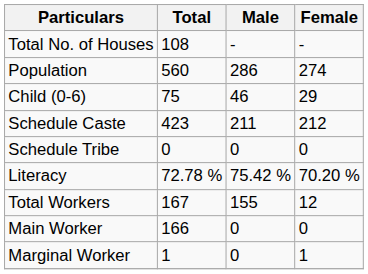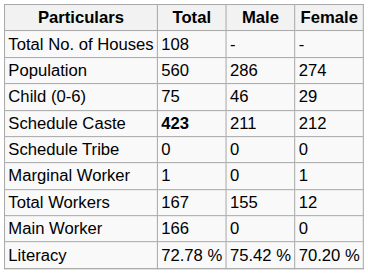(175, 123) normal -> (175, 123) bold
rows swapped: (37, 176) <-> (69, 255)
